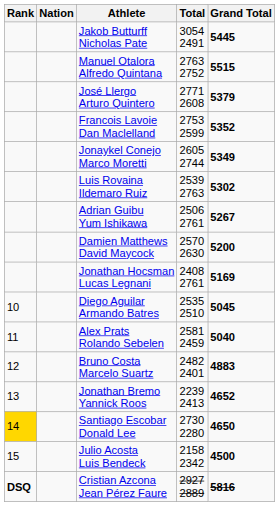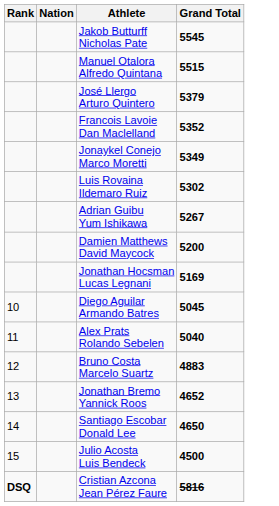- column: (192, 13)
(223, 37) 5445 -> (192, 37) 5545
(13, 427) gold background -> (13, 427) no background
